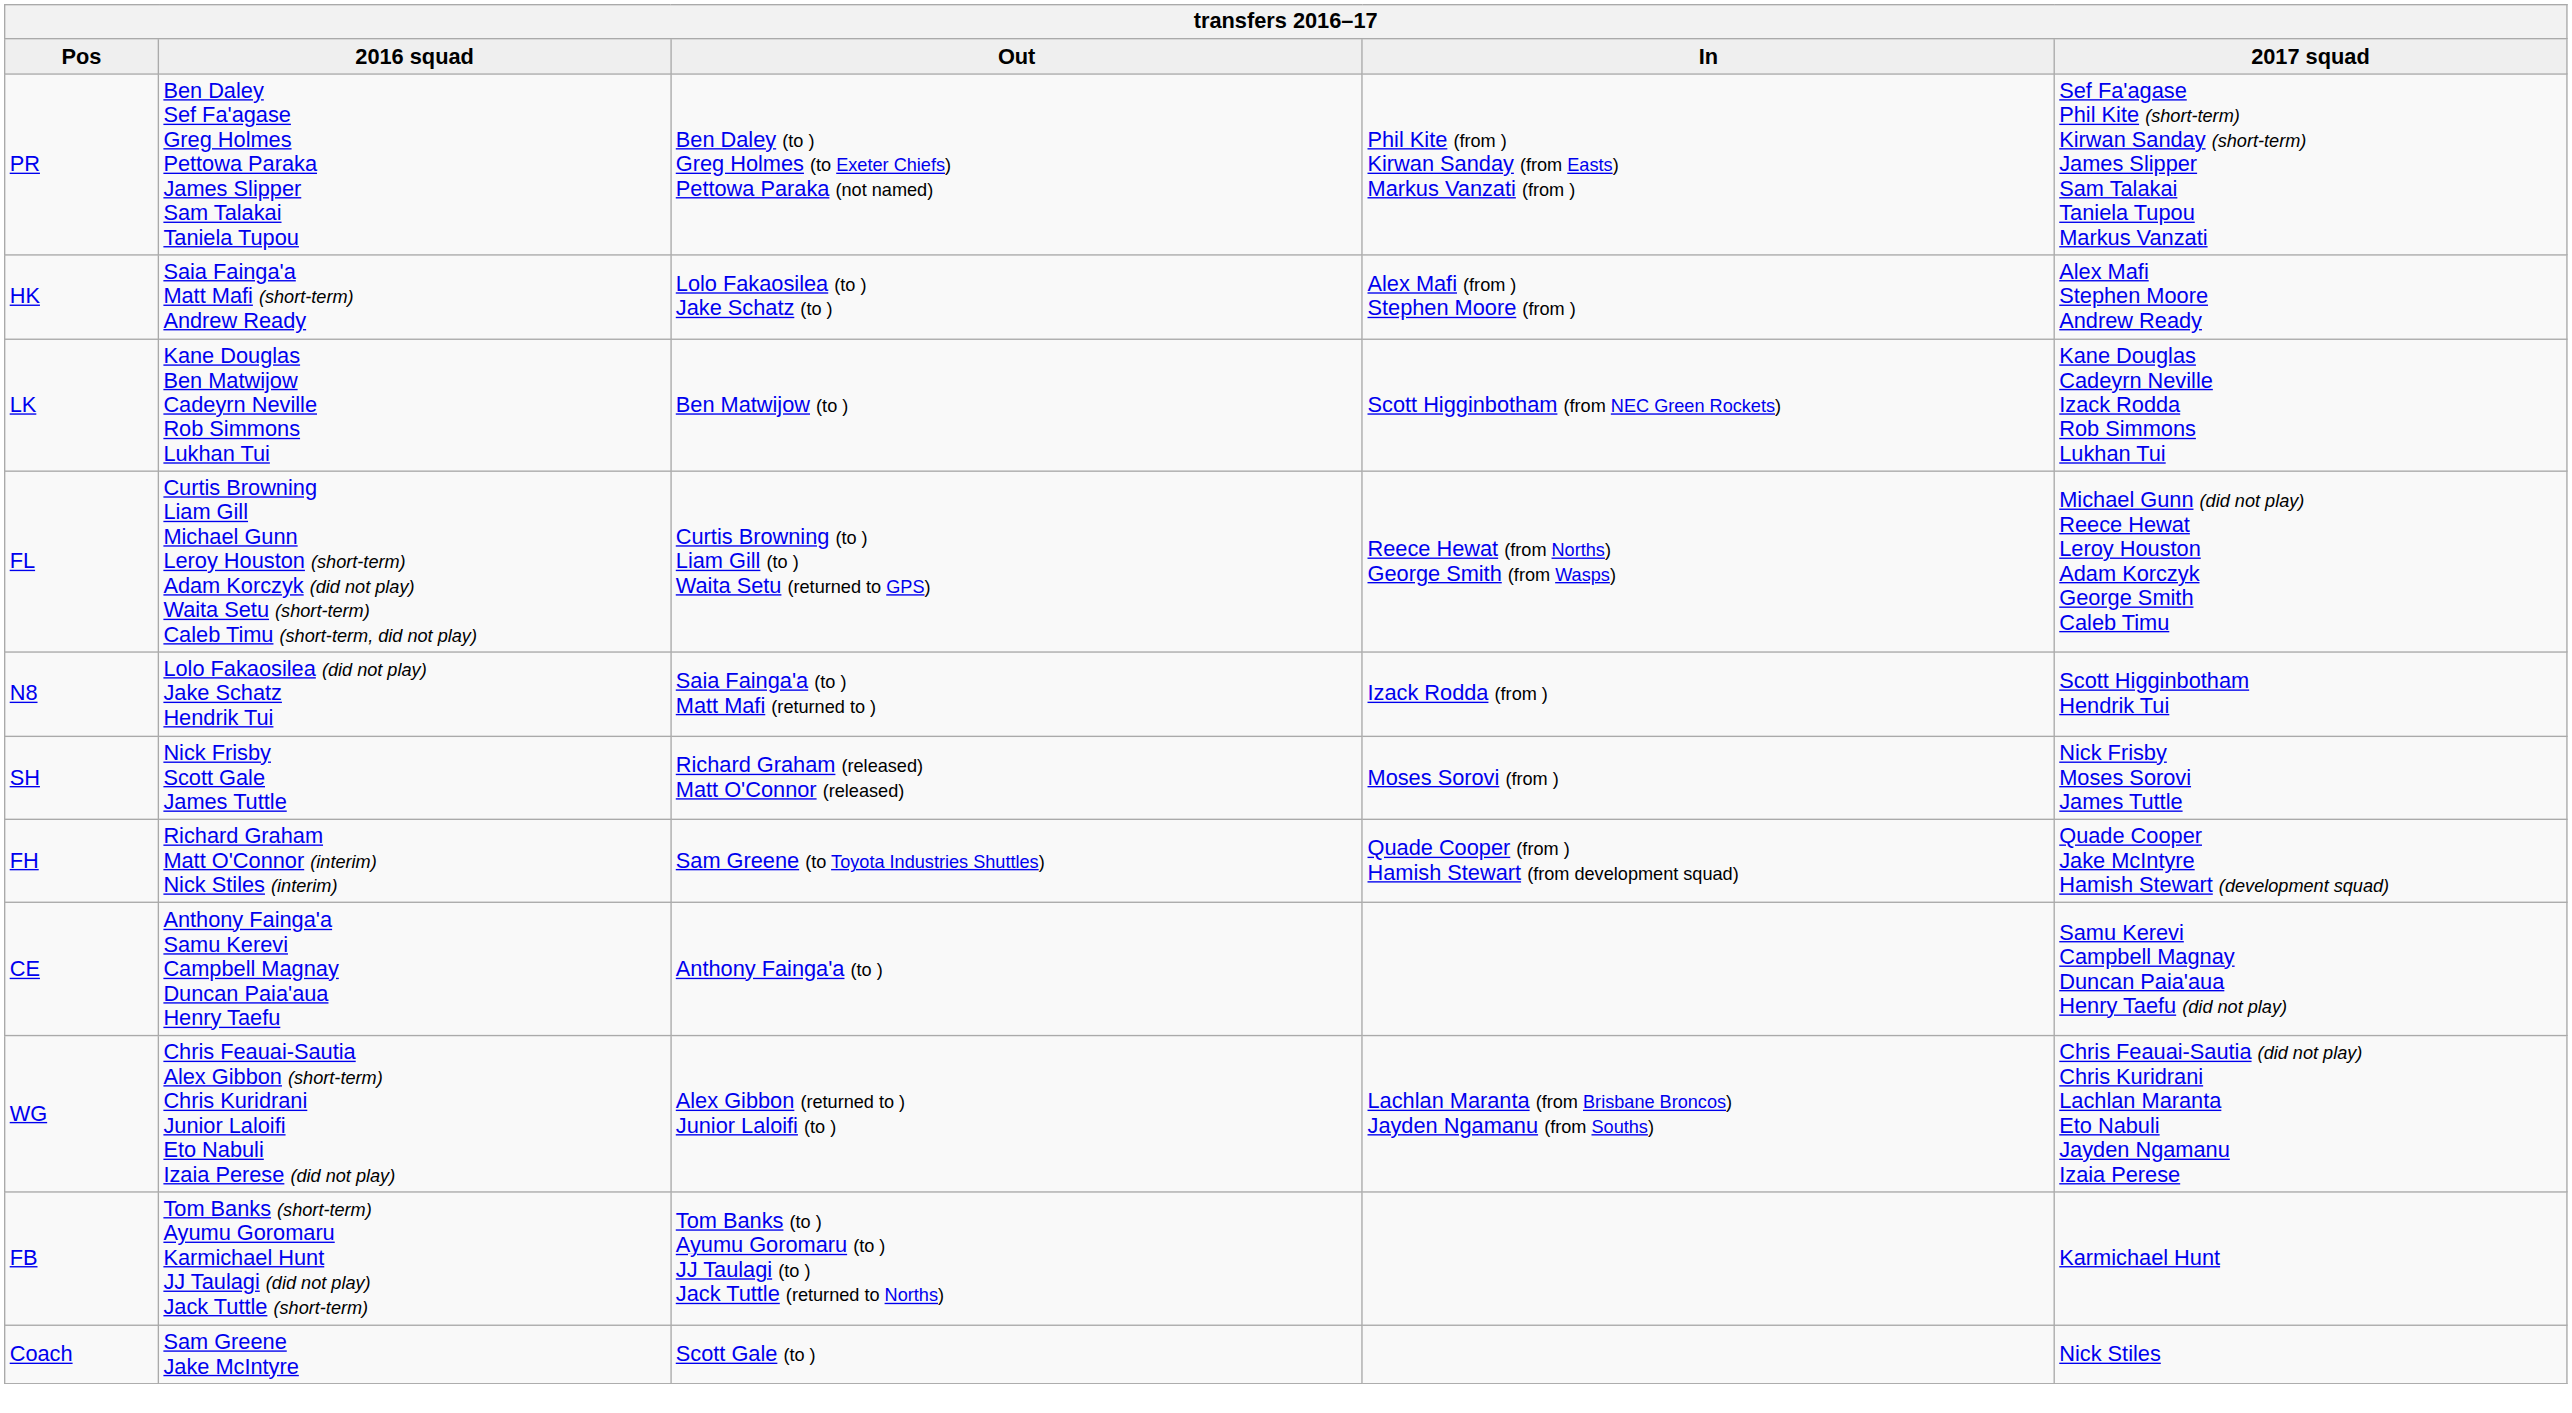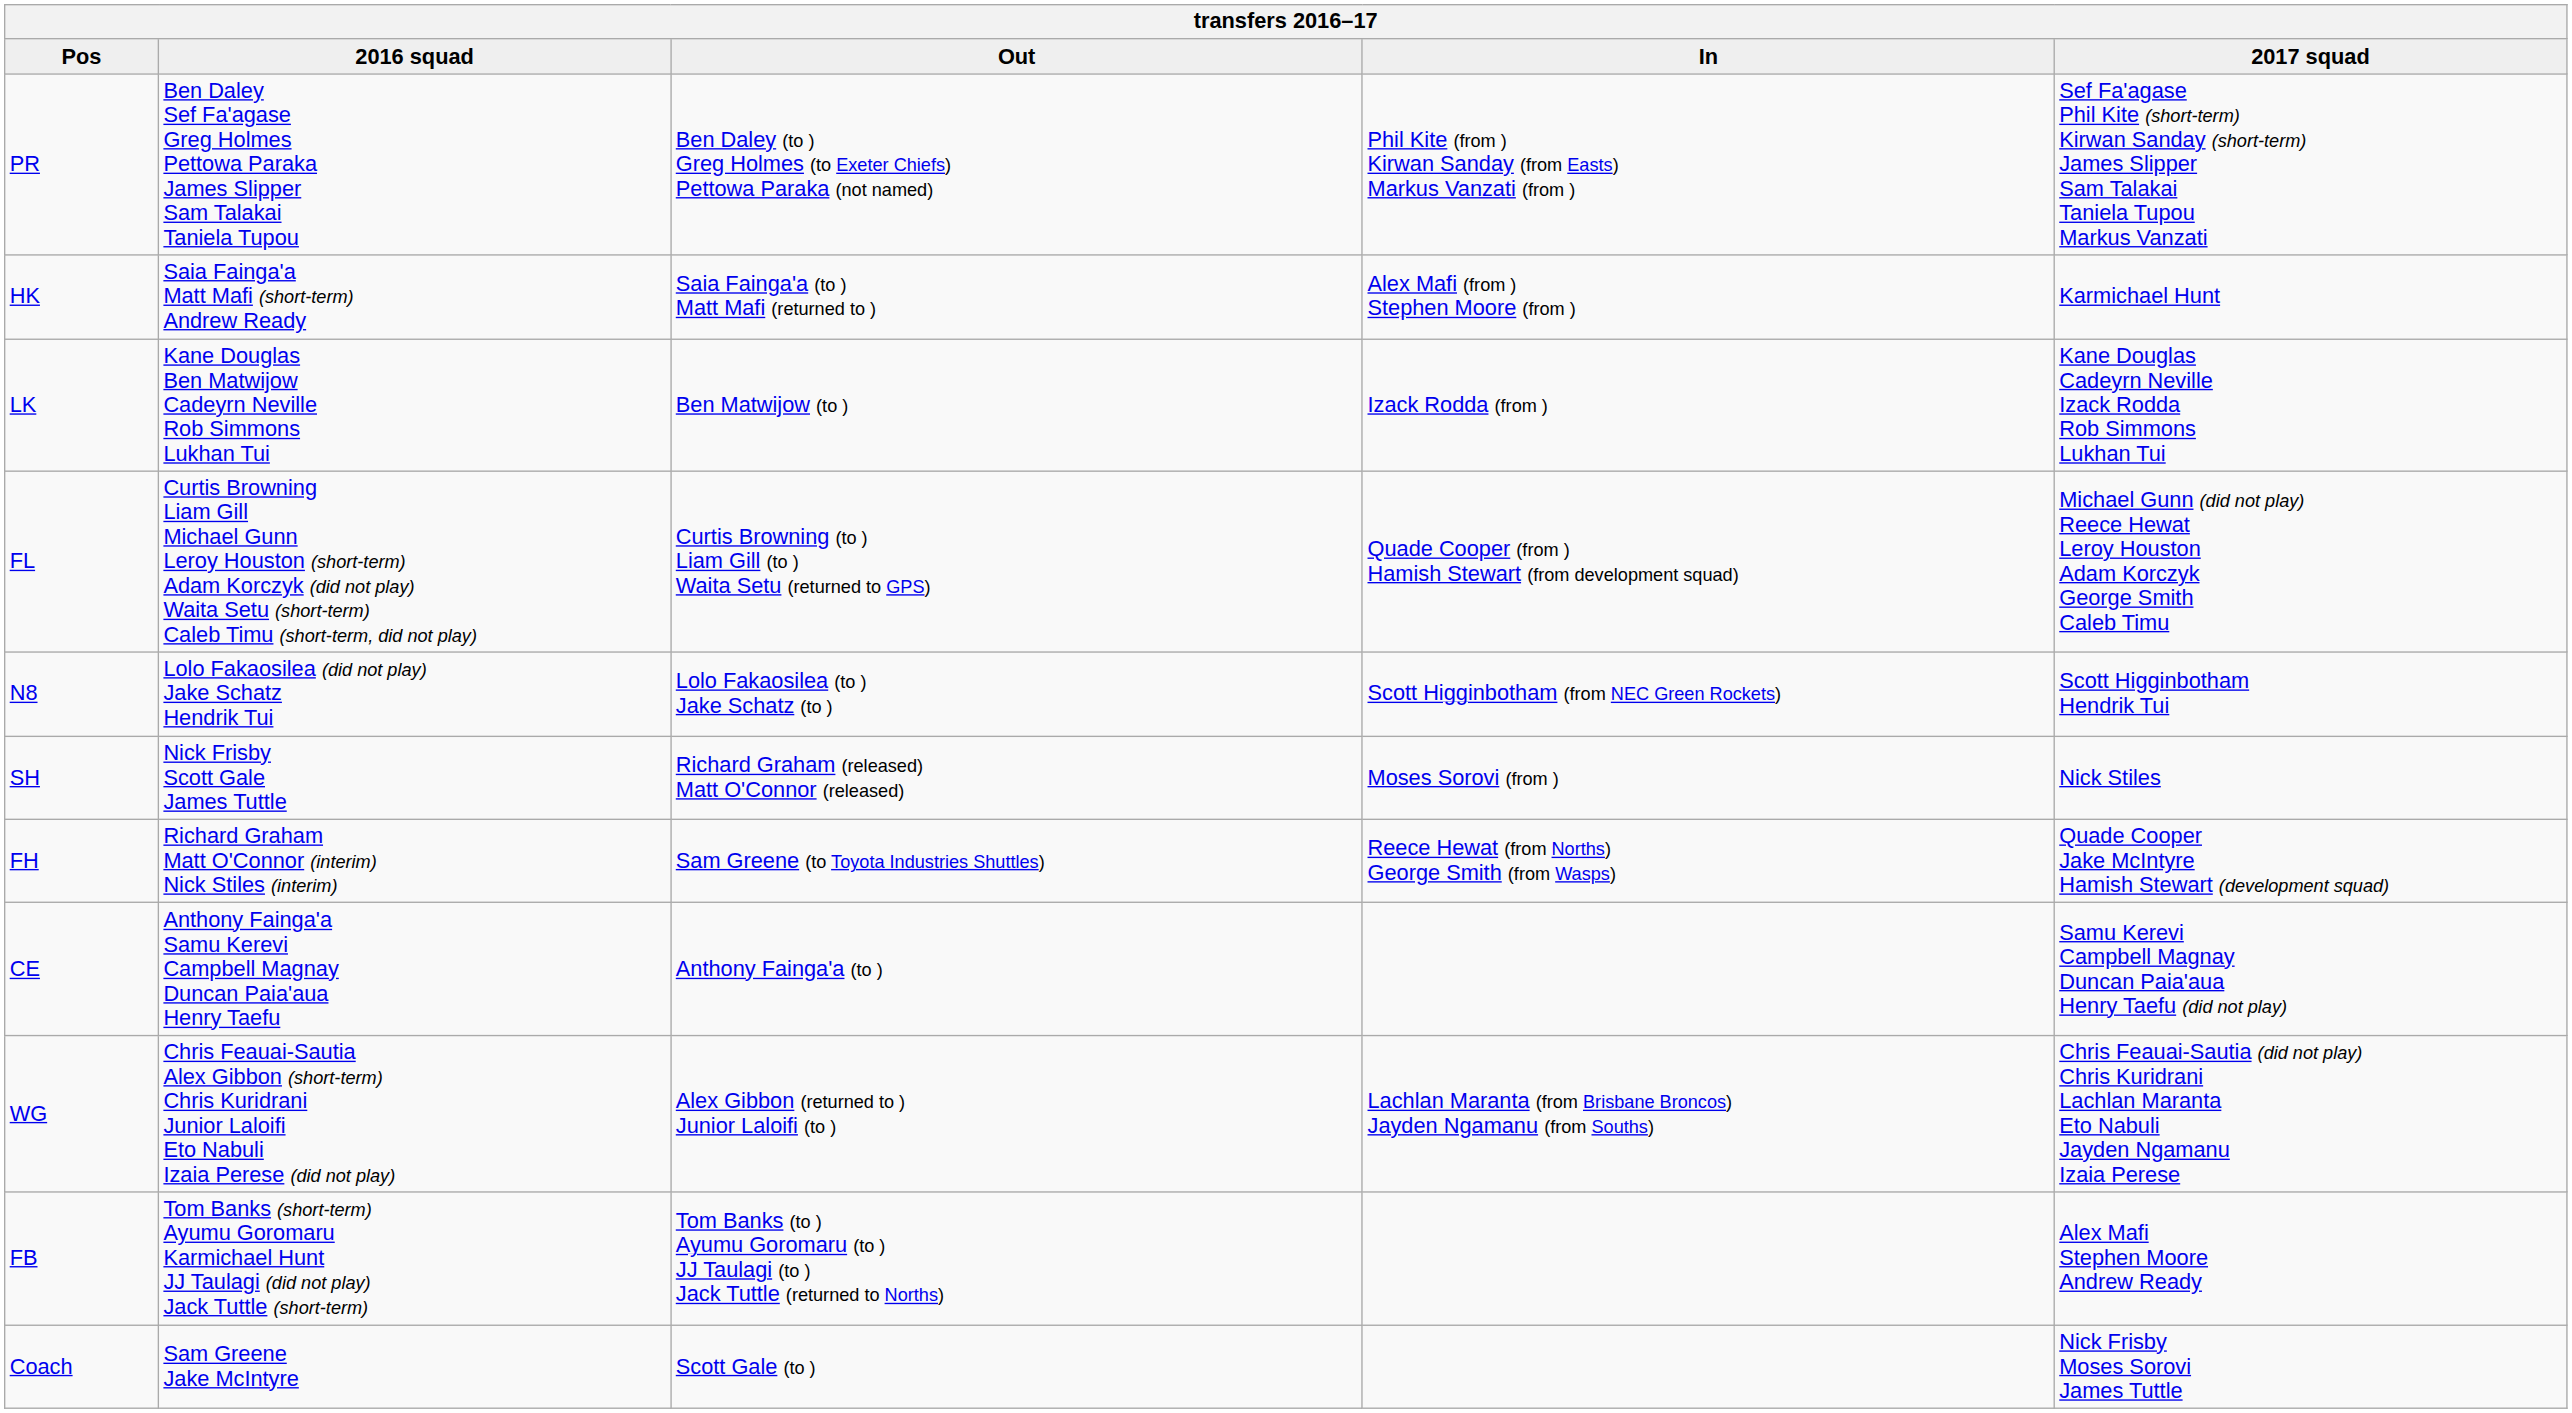(771, 296) Lolo Fakaosilea (to ) Jake Schatz (to ) -> (776, 296) Saia Fainga'a (to ) Matt Mafi (returned to )
(2134, 296) Alex Mafi Stephen Moore Andrew Ready -> (2140, 296) Karmichael Hunt
(1574, 404) Scott Higginbotham (from NEC Green Rockets) -> (1458, 404) Izack Rodda (from )
(1492, 561) Reece Hewat (from Norths) George Smith (from Wasps) -> (1553, 561) Quade Cooper (from ) Hamish Stewart (from development squad)
(776, 693) Saia Fainga'a (to ) Matt Mafi (returned to ) -> (771, 693) Lolo Fakaosilea (to ) Jake Schatz (to )
(1458, 693) Izack Rodda (from ) -> (1574, 693) Scott Higginbotham (from NEC Green Rockets)
(2125, 777) Nick Frisby Moses Sorovi James Tuttle -> (2110, 777) Nick Stiles
(1553, 860) Quade Cooper (from ) Hamish Stewart (from development squad) -> (1492, 860) Reece Hewat (from Norths) George Smith (from Wasps)
(2140, 1258) Karmichael Hunt -> (2134, 1258) Alex Mafi Stephen Moore Andrew Ready
(2110, 1353) Nick Stiles -> (2125, 1366) Nick Frisby Moses Sorovi James Tuttle
